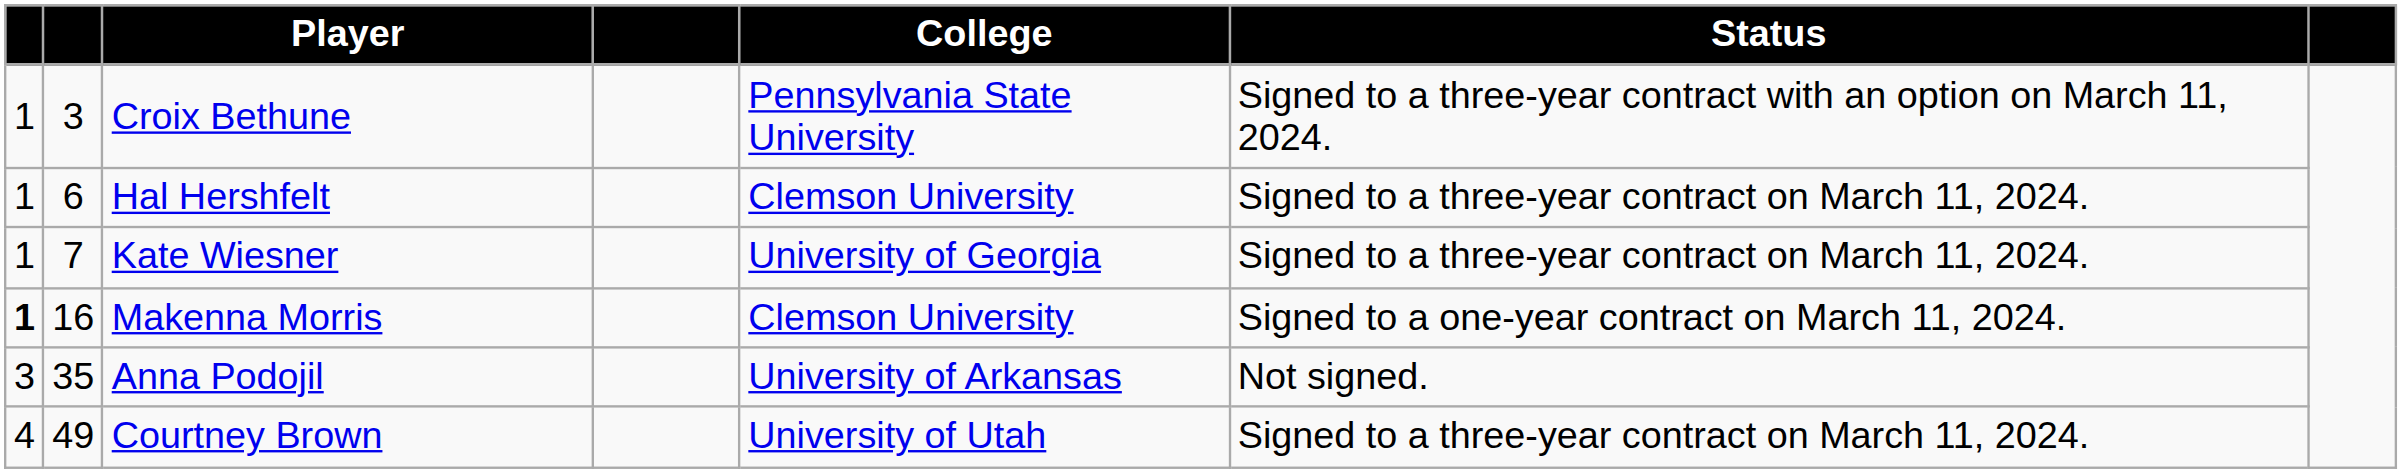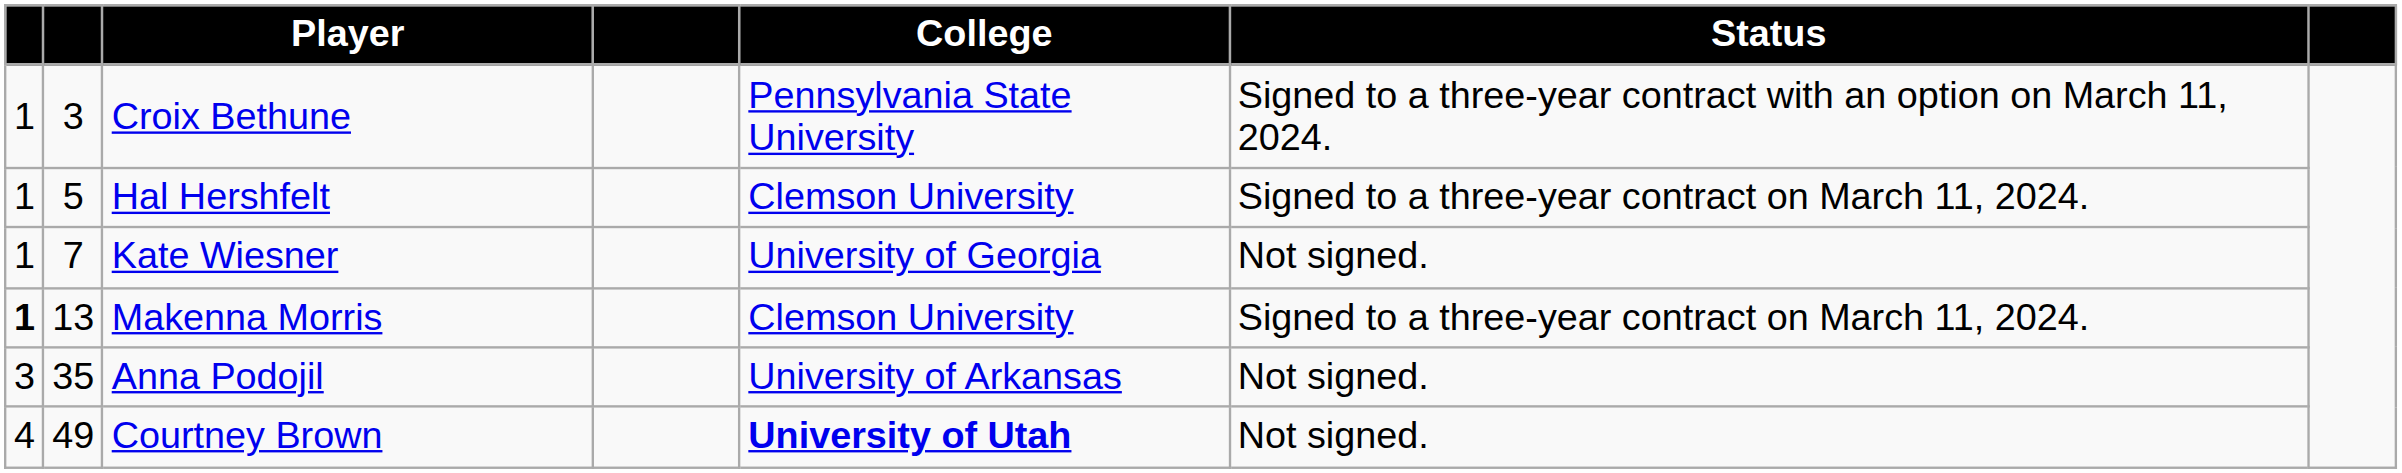(73, 196) 6 -> (73, 196) 5
(1663, 256) Signed to a three-year contract on March 11, 2024. -> (1333, 256) Not signed.
(73, 316) 16 -> (73, 316) 13
(1652, 316) Signed to a one-year contract on March 11, 2024. -> (1663, 316) Signed to a three-year contract on March 11, 2024.
(897, 436) normal -> (910, 436) bold
(1663, 436) Signed to a three-year contract on March 11, 2024. -> (1333, 436) Not signed.
